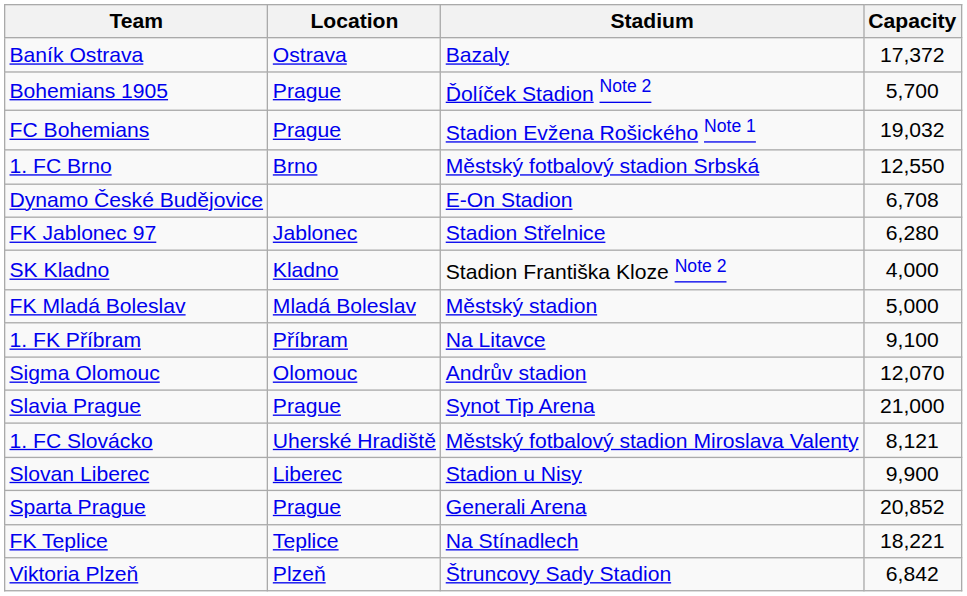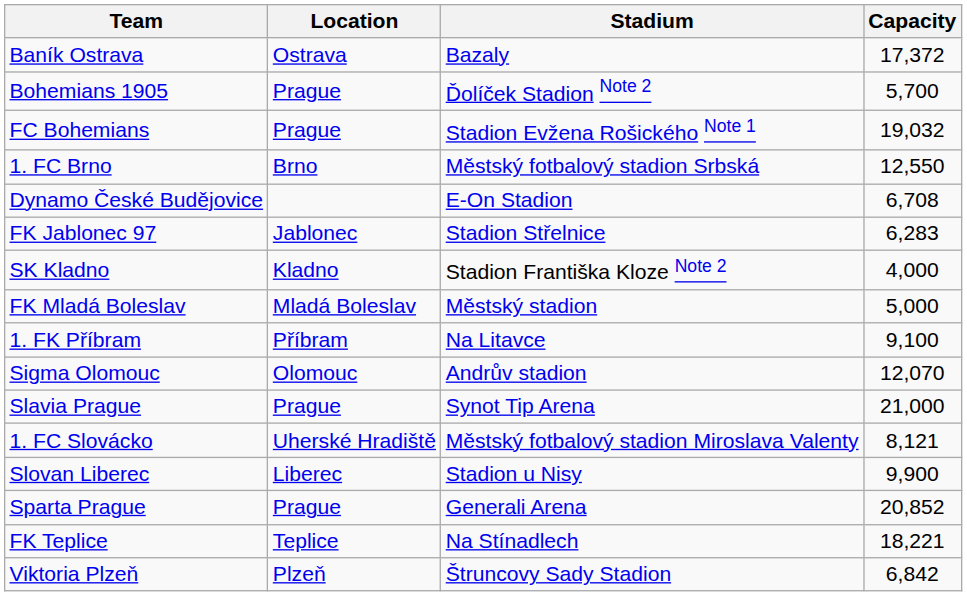(912, 233) 6,280 -> (912, 233) 6,283
